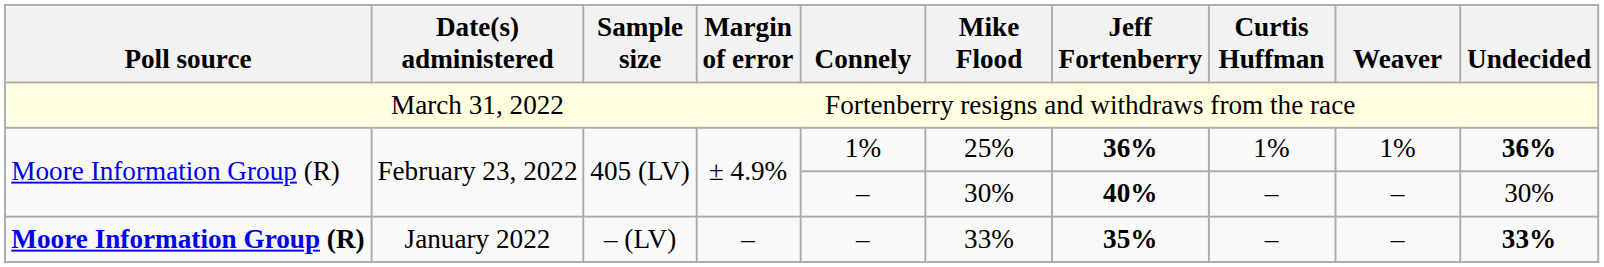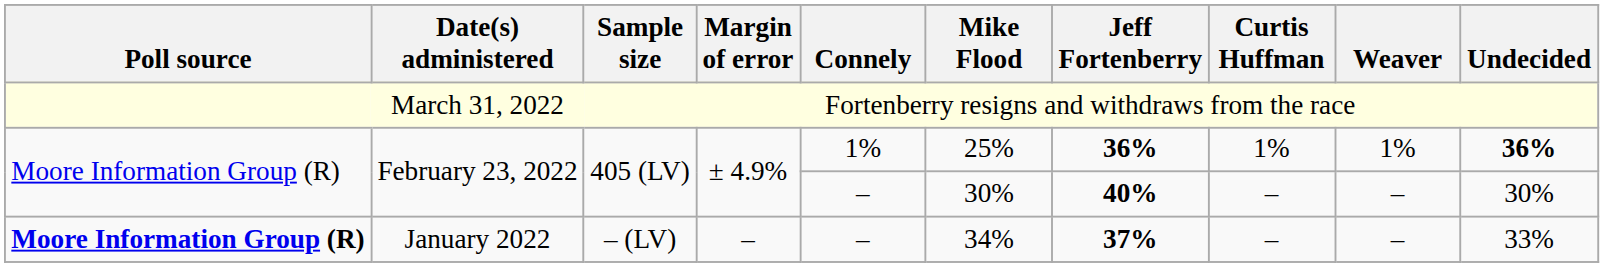(989, 239) 33% -> (989, 239) 34%
(1130, 239) 35% -> (1130, 239) 37%
(1529, 239) bold -> (1529, 239) normal
